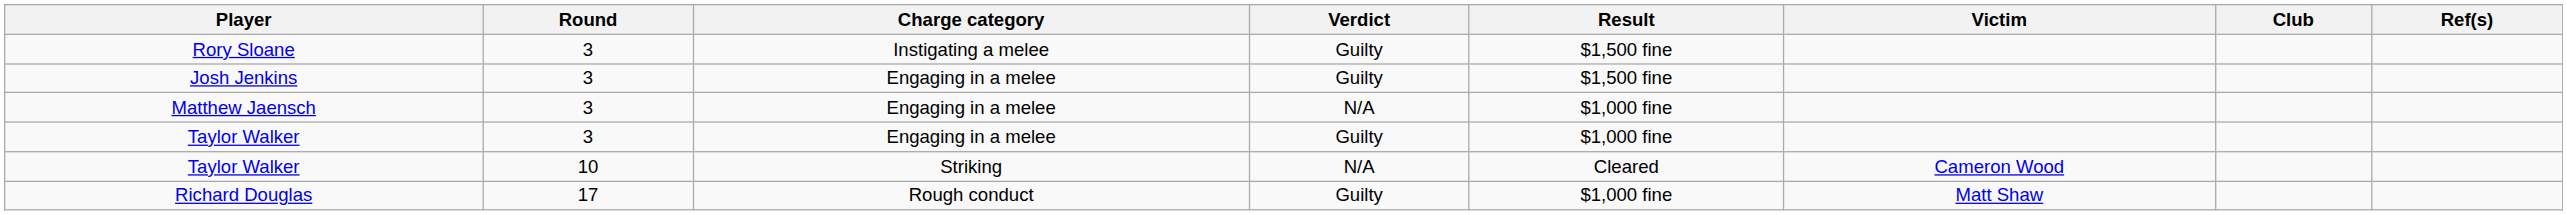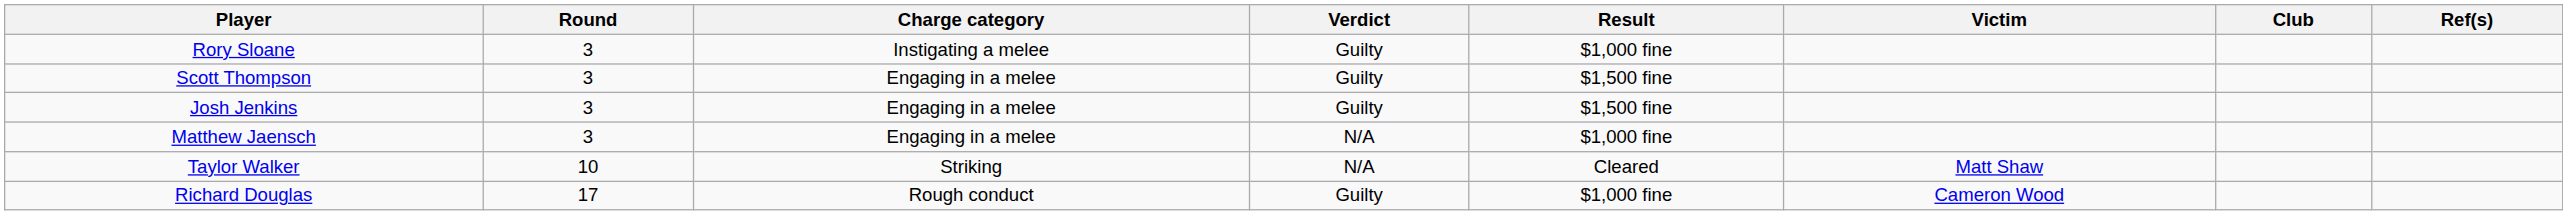(1626, 49) $1,500 fine -> (1626, 49) $1,000 fine
+ row: (244, 78)
- row: (244, 137)
(1999, 166) Cameron Wood -> (1999, 166) Matt Shaw
(1999, 196) Matt Shaw -> (1999, 196) Cameron Wood
